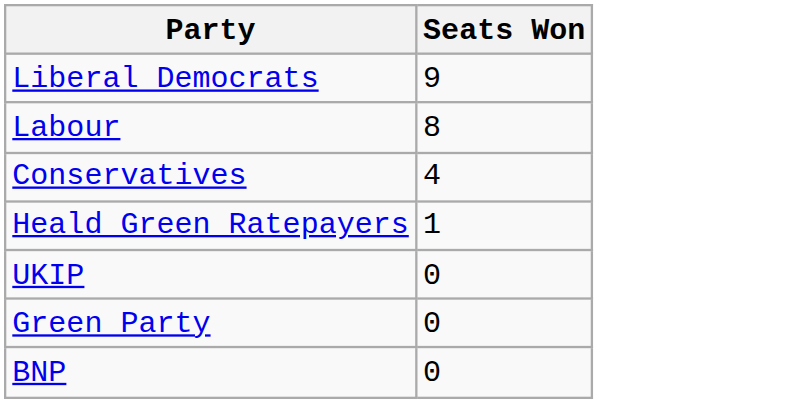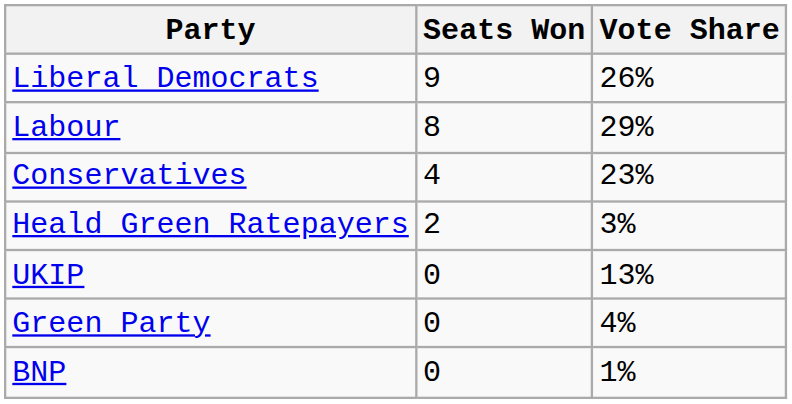+ column: (690, 30)
(432, 225) 1 -> (432, 225) 2
